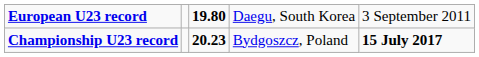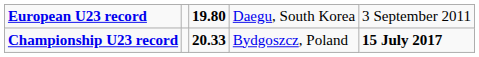(209, 40) 20.23 -> (209, 40) 20.33
